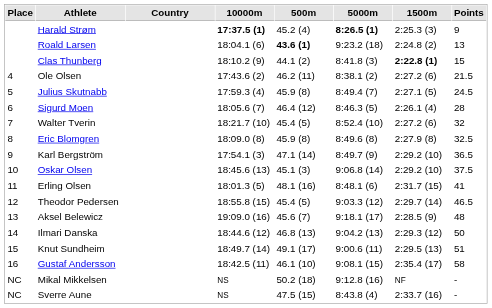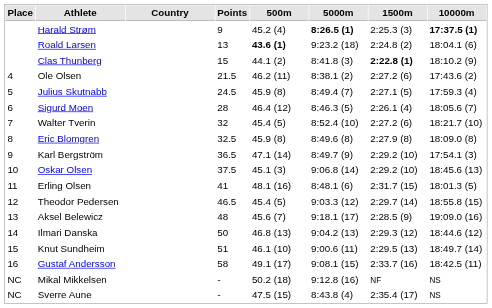columns swapped: (469, 13) <-> (244, 13)
(296, 248) 49.1 (17) -> (272, 248) 46.1 (10)
(296, 264) 46.1 (10) -> (272, 264) 49.1 (17)
(418, 264) 2:35.4 (17) -> (394, 264) 2:33.7 (16)
(418, 295) 2:33.7 (16) -> (394, 295) 2:35.4 (17)
